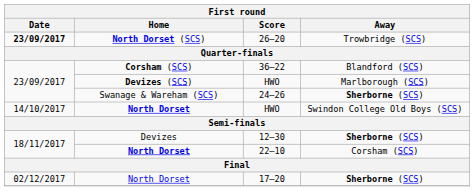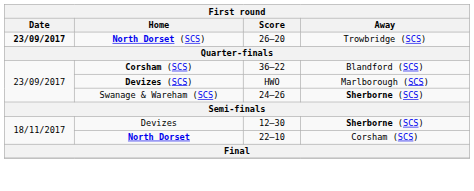- row: (159, 109)
- row: (159, 179)
